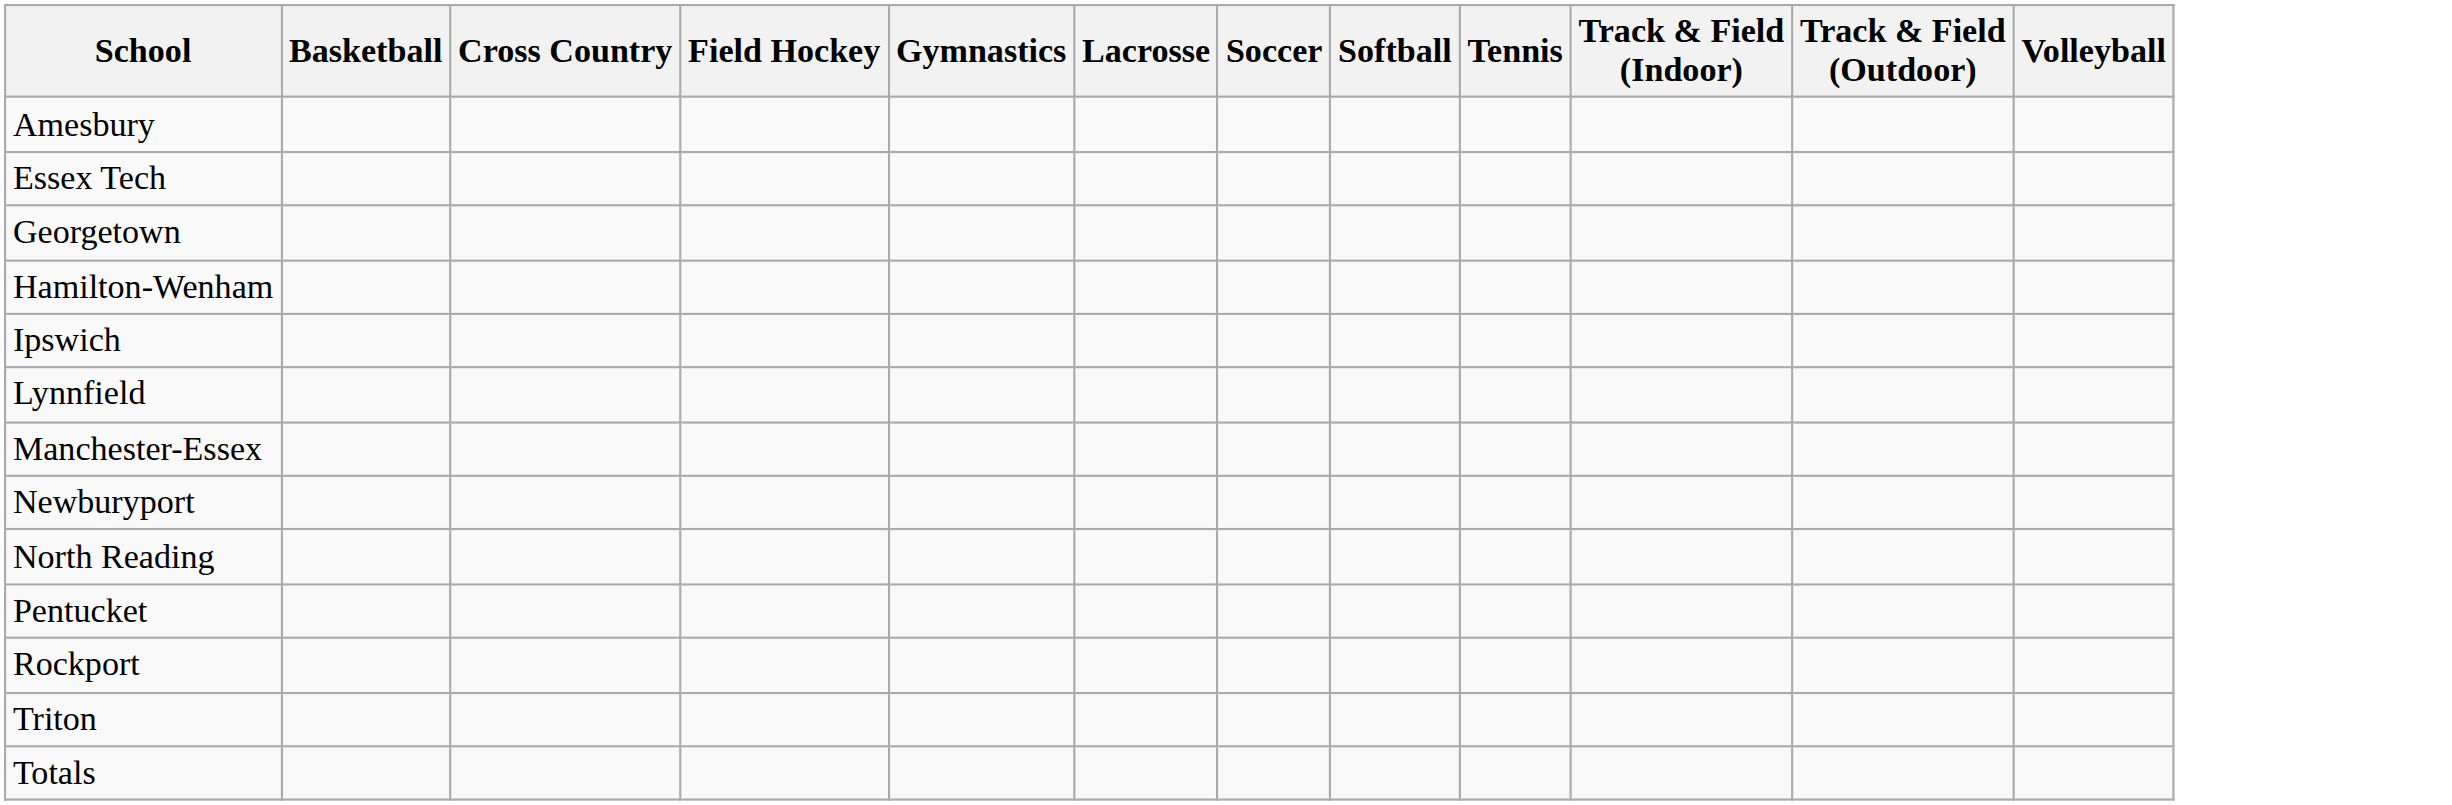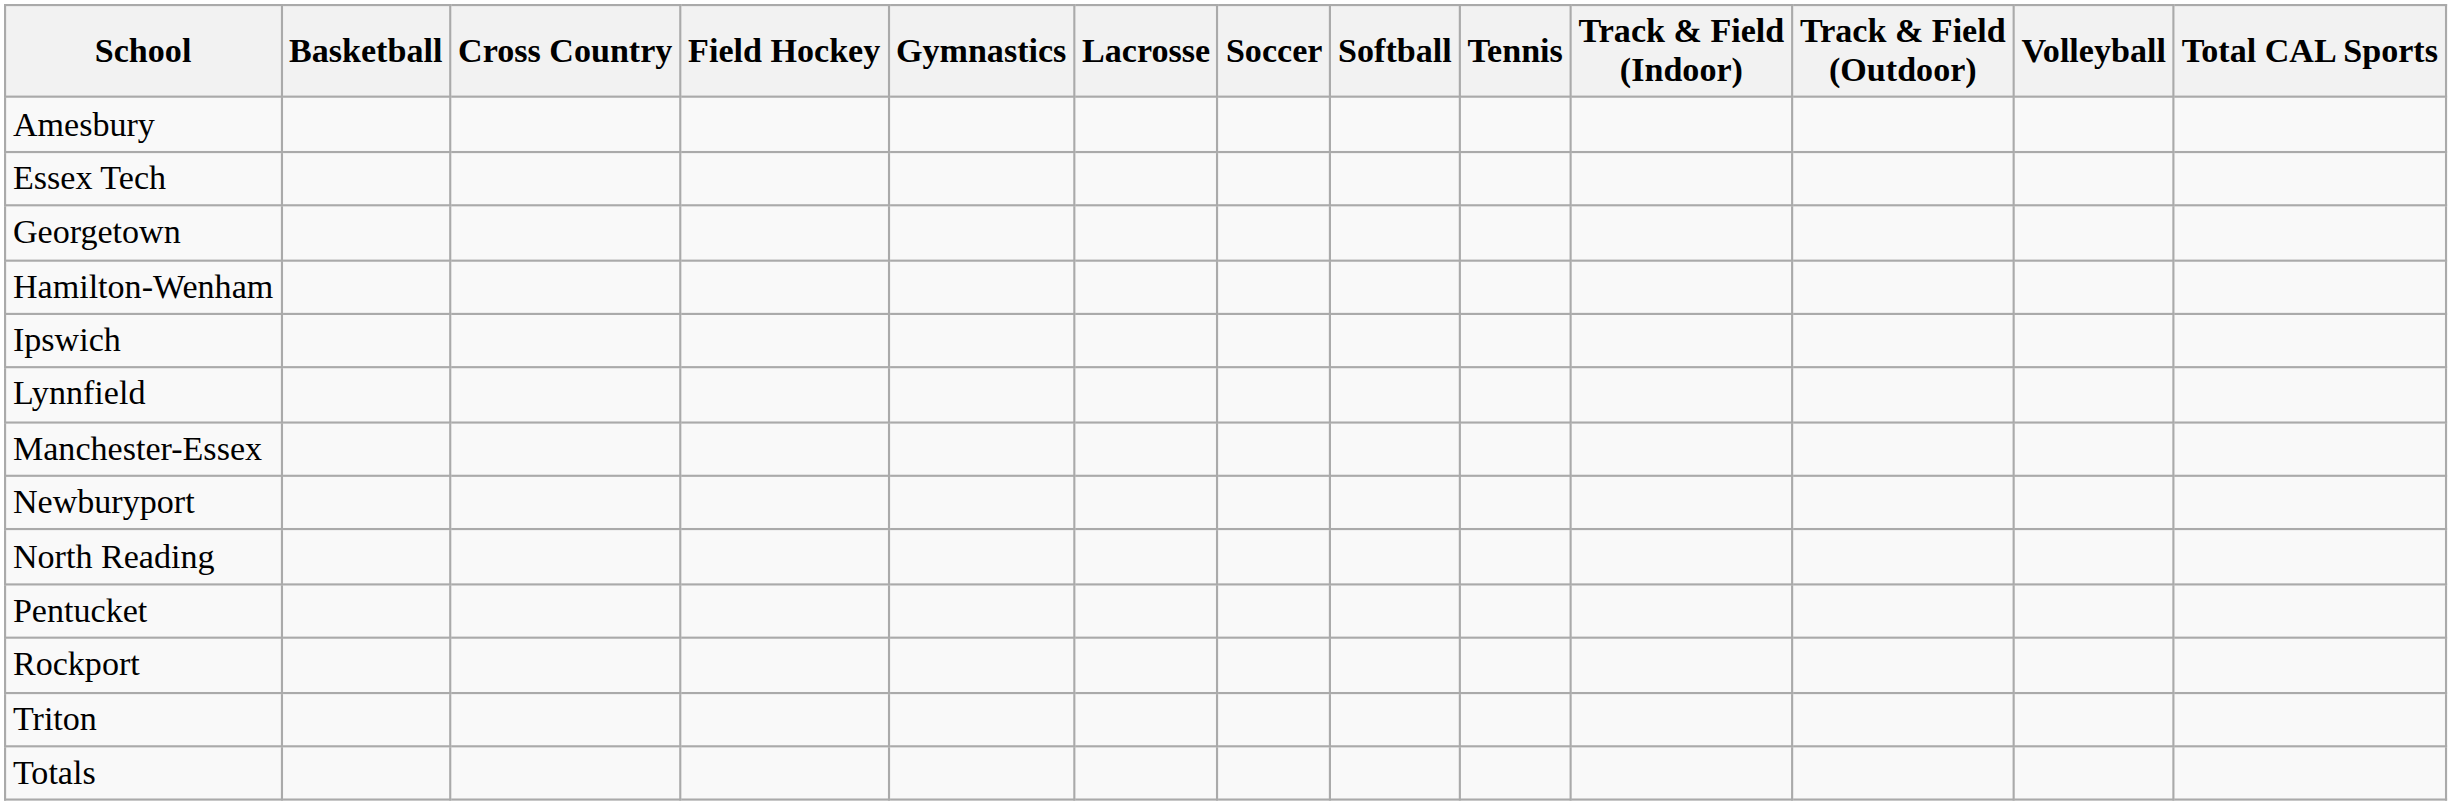+ column: (2310, 50)
